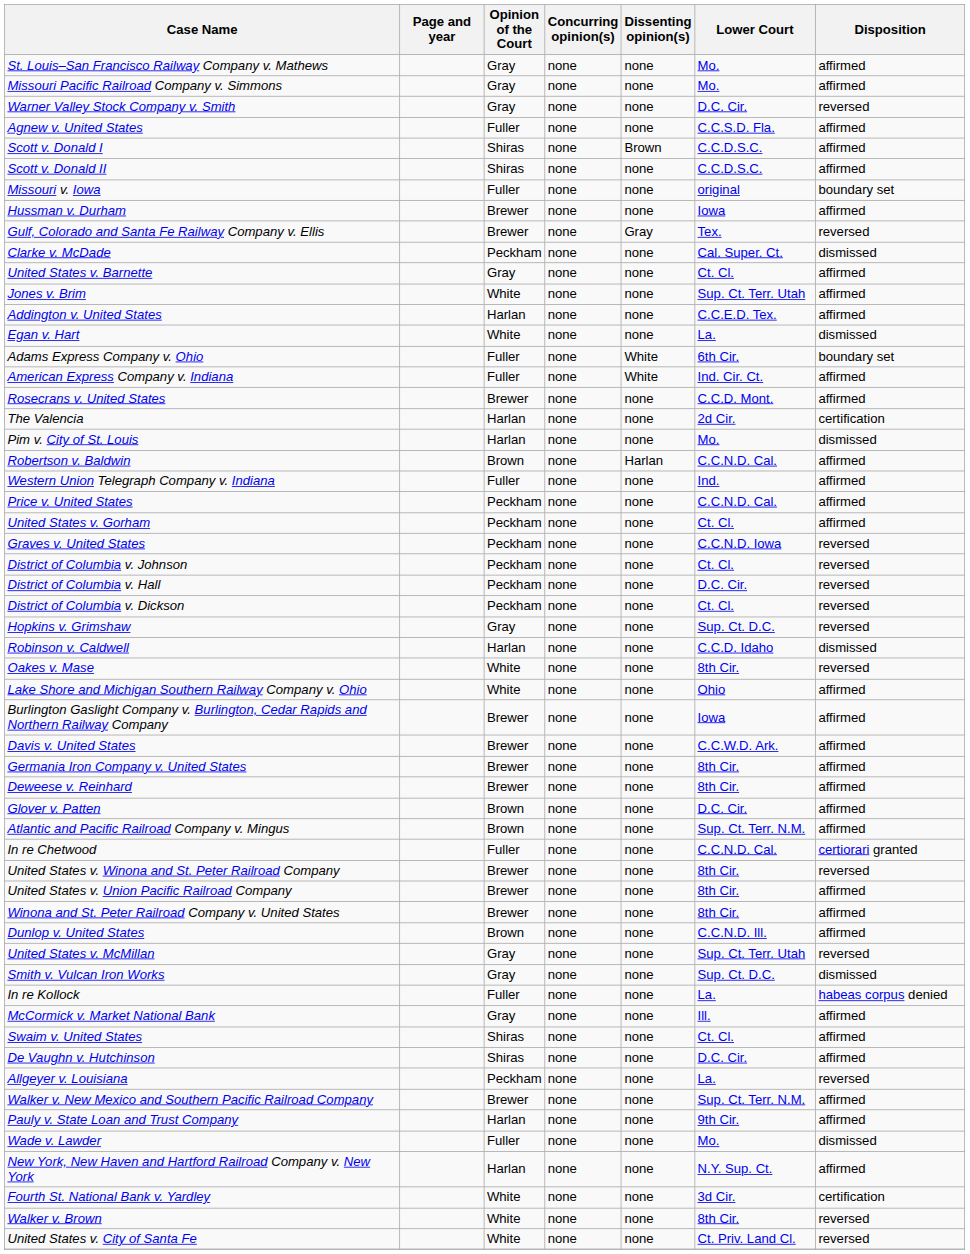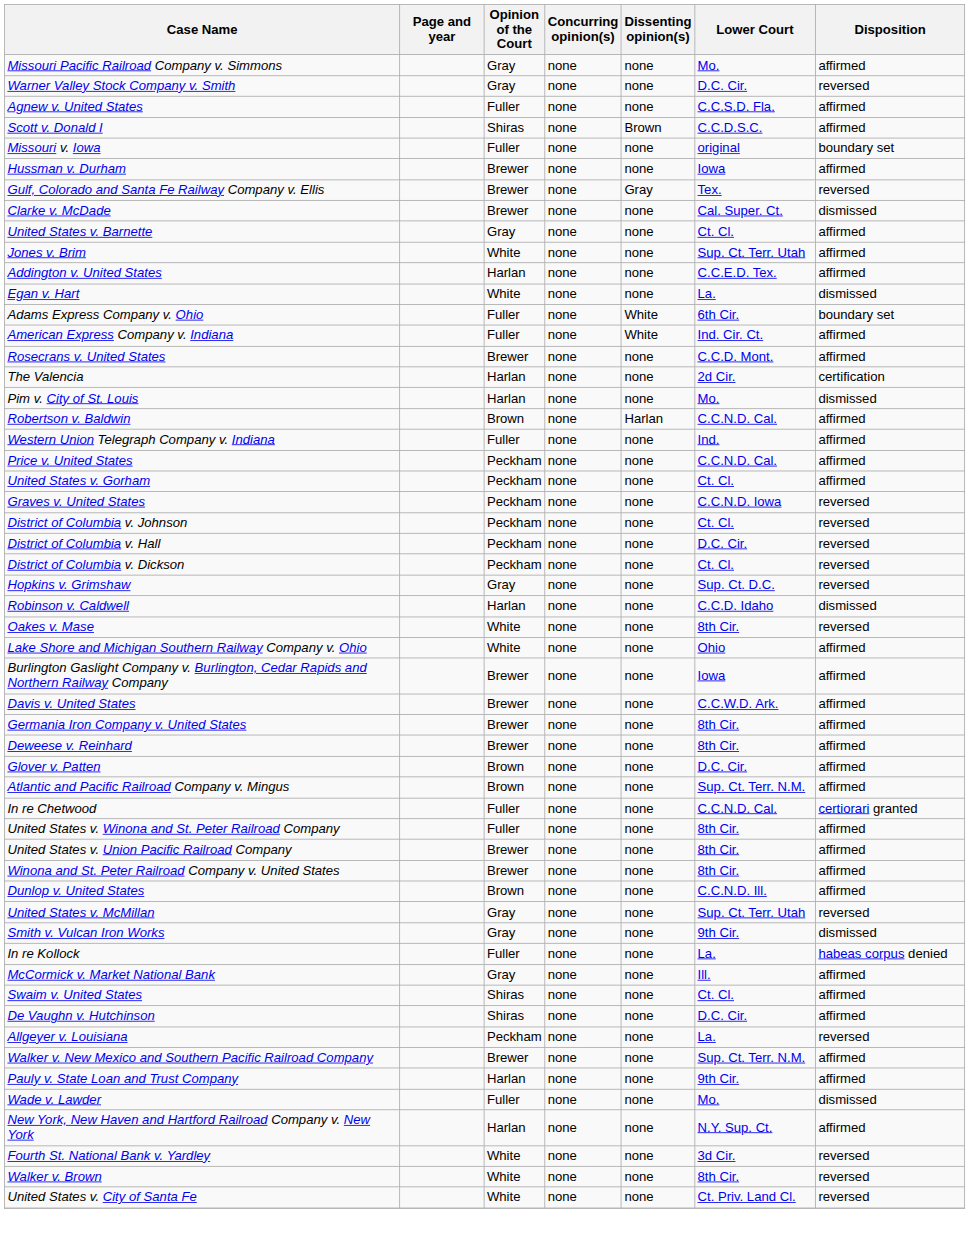- row: (168, 65)
- row: (57, 169)
(514, 252) Peckham -> (508, 210) Brewer
(508, 870) Brewer -> (503, 829) Fuller
(844, 870) reversed -> (842, 829) affirmed
(736, 974) Sup. Ct. D.C. -> (718, 933) 9th Cir.
(852, 1197) certification -> (844, 1155) reversed
